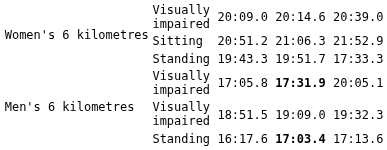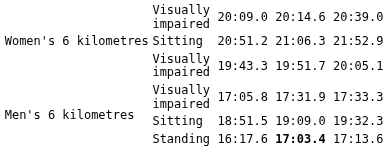(181, 58) Standing -> (181, 65) Visually impaired
(358, 58) 17:33.3 -> (358, 65) 20:05.1
(300, 83) bold -> (300, 97) normal
(358, 83) 20:05.1 -> (358, 97) 17:33.3
(181, 114) Visually impaired -> (178, 121) Sitting
